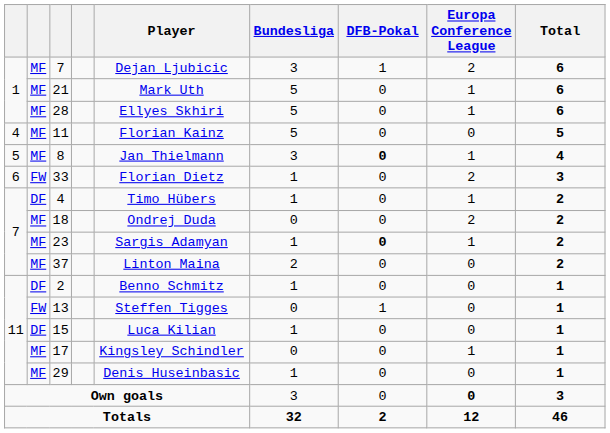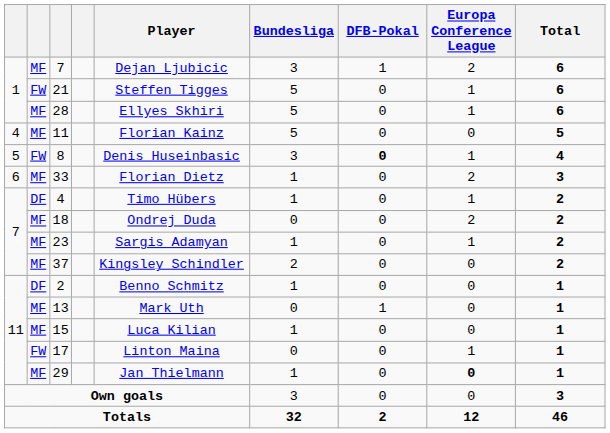(38, 90) MF -> (38, 90) FW
(172, 90) Mark Uth -> (172, 90) Steffen Tigges
(38, 155) MF -> (38, 155) FW
(172, 155) Jan Thielmann -> (172, 155) Denis Huseinbasic
(38, 177) FW -> (38, 177) MF
(383, 243) bold -> (383, 243) normal
(172, 265) Linton Maina -> (172, 265) Kingsley Schindler
(38, 308) FW -> (38, 308) MF
(172, 308) Steffen Tigges -> (172, 308) Mark Uth
(38, 330) DF -> (38, 330) MF
(38, 352) MF -> (38, 352) FW
(172, 352) Kingsley Schindler -> (172, 352) Linton Maina
(172, 374) Denis Huseinbasic -> (172, 374) Jan Thielmann
(471, 374) normal -> (471, 374) bold
(471, 395) bold -> (471, 395) normal
